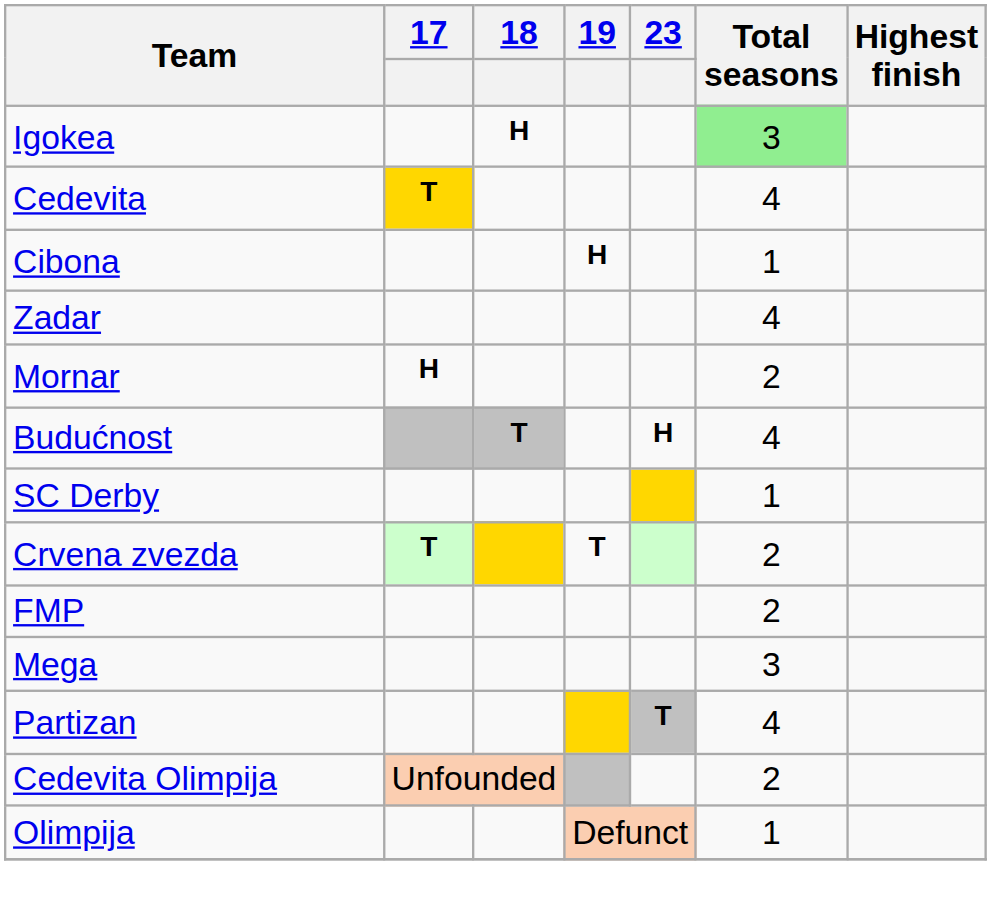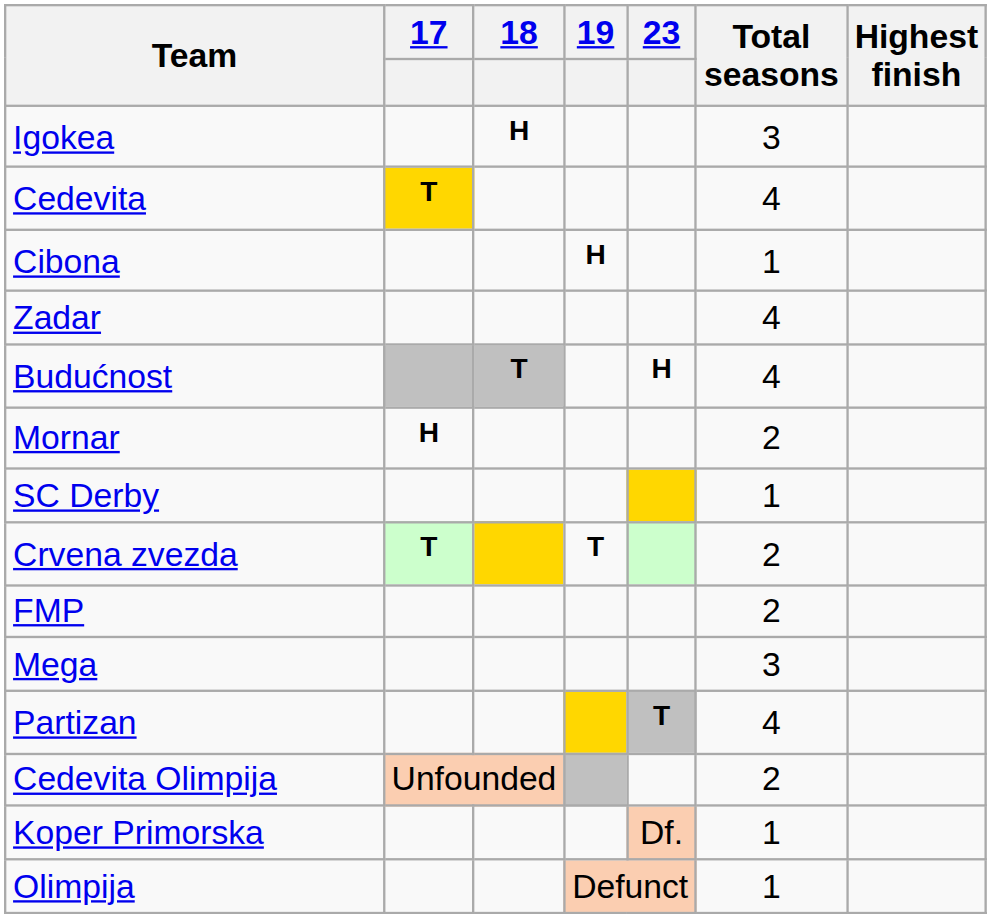(771, 137) lightgreen background -> (771, 137) no background
rows swapped: (93, 438) <-> (66, 376)
+ row: (138, 833)
